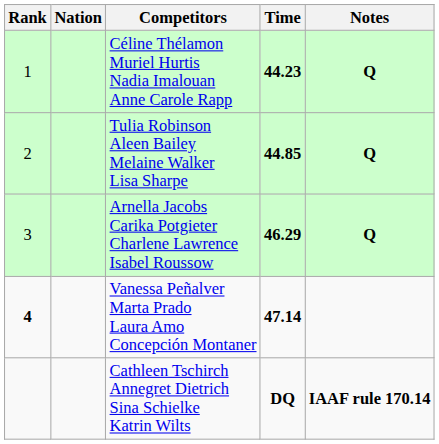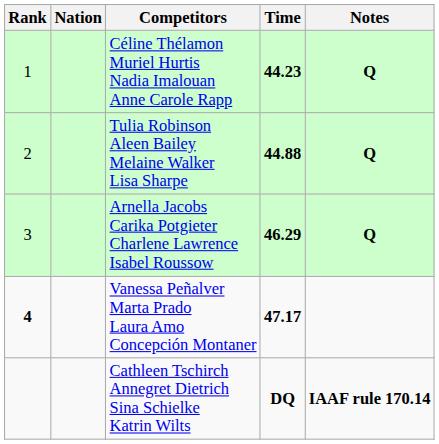(283, 153) 44.85 -> (283, 153) 44.88
(283, 316) 47.14 -> (283, 316) 47.17
